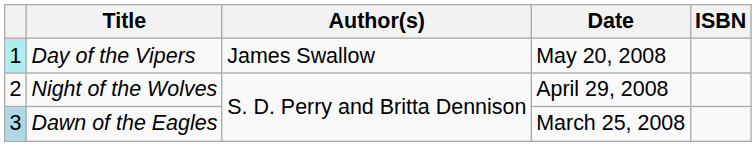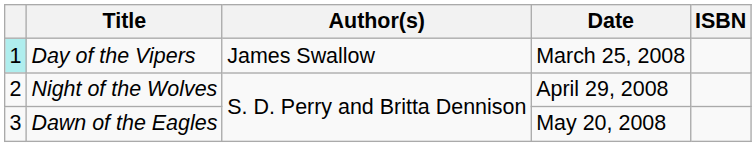(601, 55) May 20, 2008 -> (611, 55) March 25, 2008
(16, 123) lightblue background -> (16, 123) no background
(611, 123) March 25, 2008 -> (601, 123) May 20, 2008
